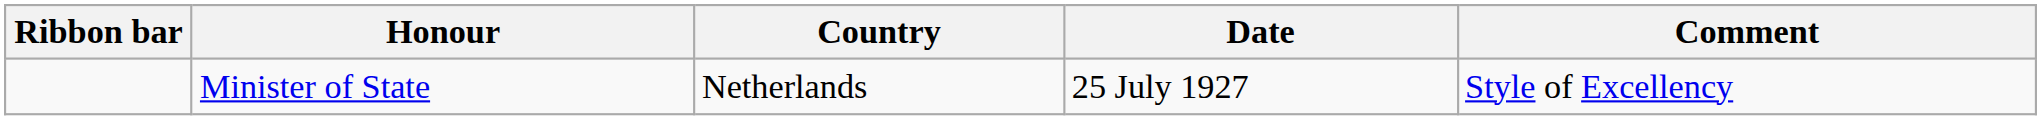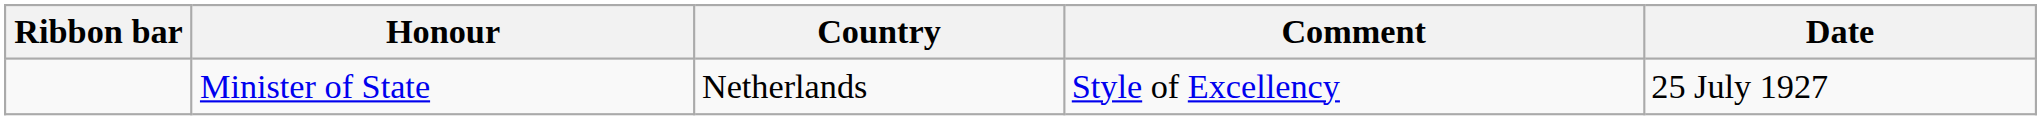columns swapped: (1261, 31) <-> (1747, 31)
